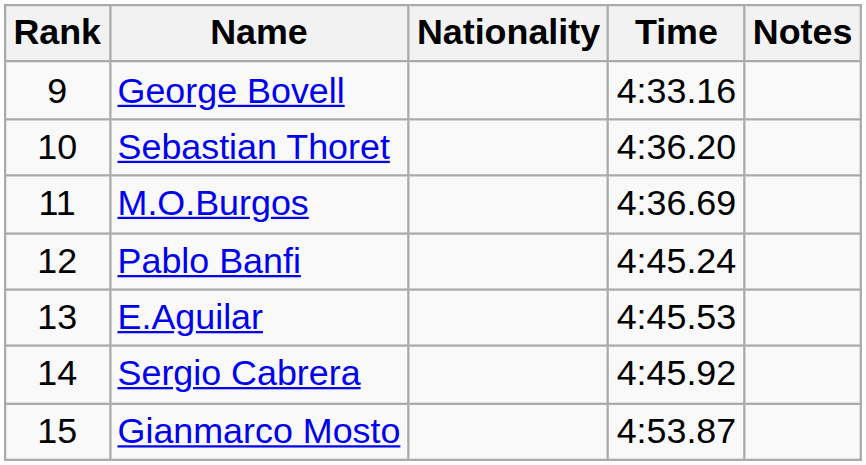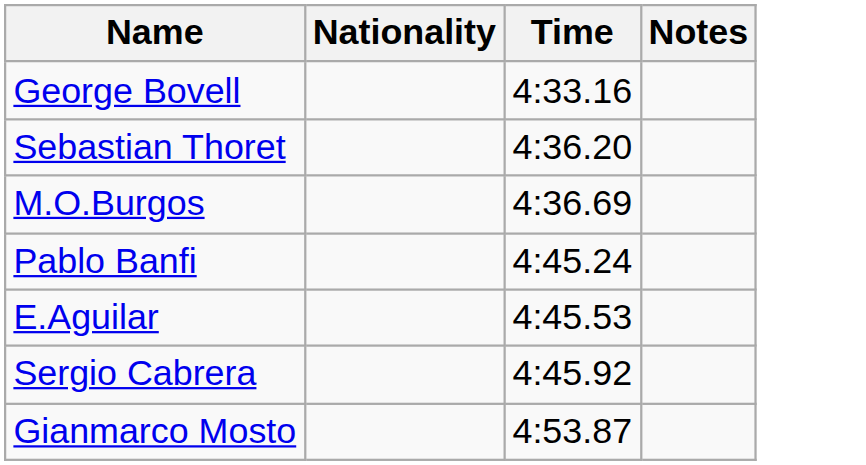- column: (57, 32)
